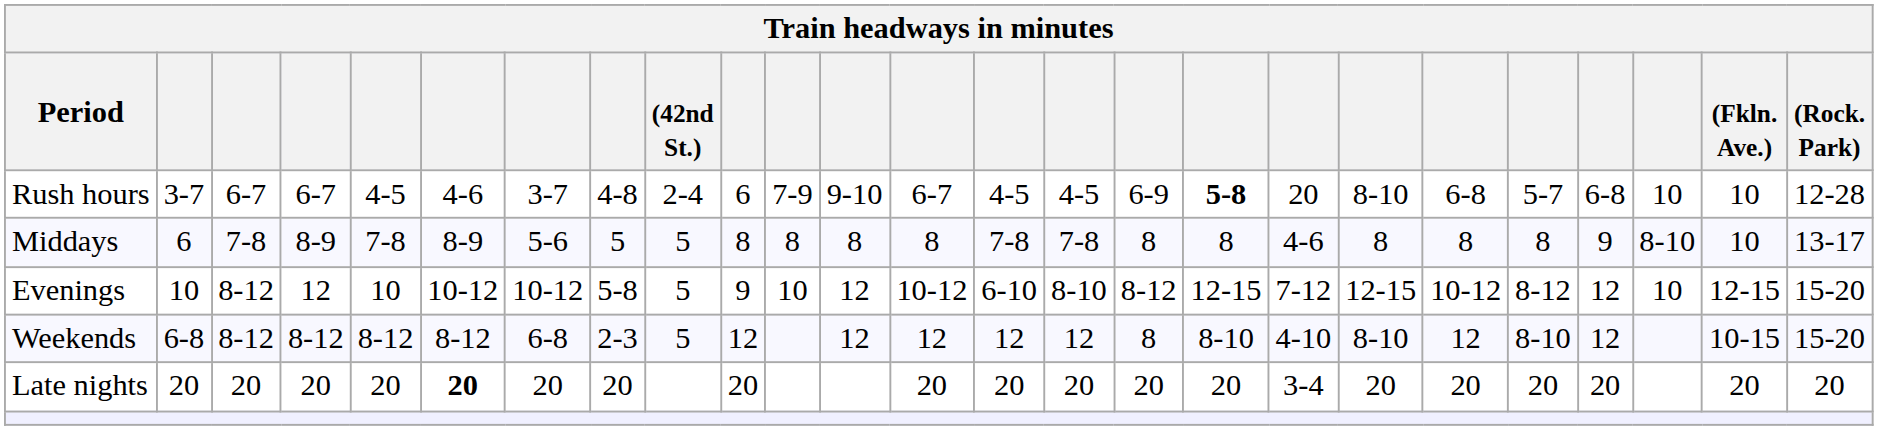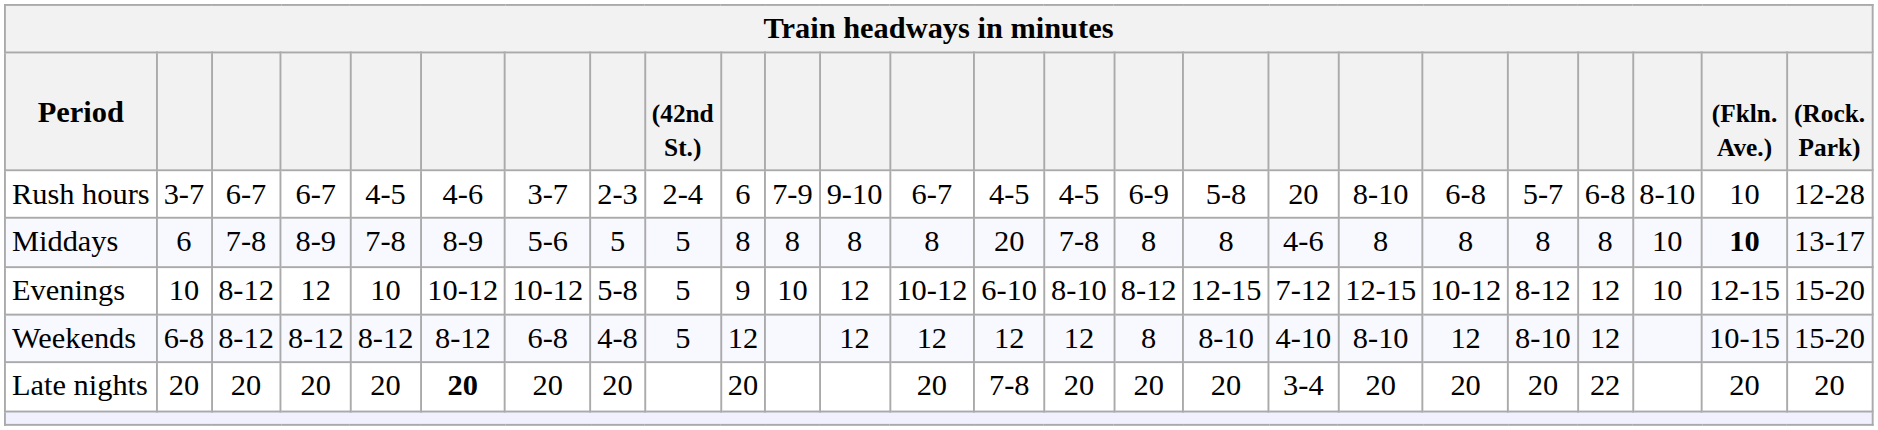(618, 193) 4-8 -> (618, 193) 2-3
(1226, 193) bold -> (1226, 193) normal
(1667, 193) 10 -> (1667, 193) 8-10
(1009, 241) 7-8 -> (1009, 241) 20
(1605, 241) 9 -> (1605, 241) 8
(1667, 241) 8-10 -> (1667, 241) 10
(1745, 241) normal -> (1745, 241) bold
(618, 338) 2-3 -> (618, 338) 4-8
(1009, 386) 20 -> (1009, 386) 7-8
(1605, 386) 20 -> (1605, 386) 22
